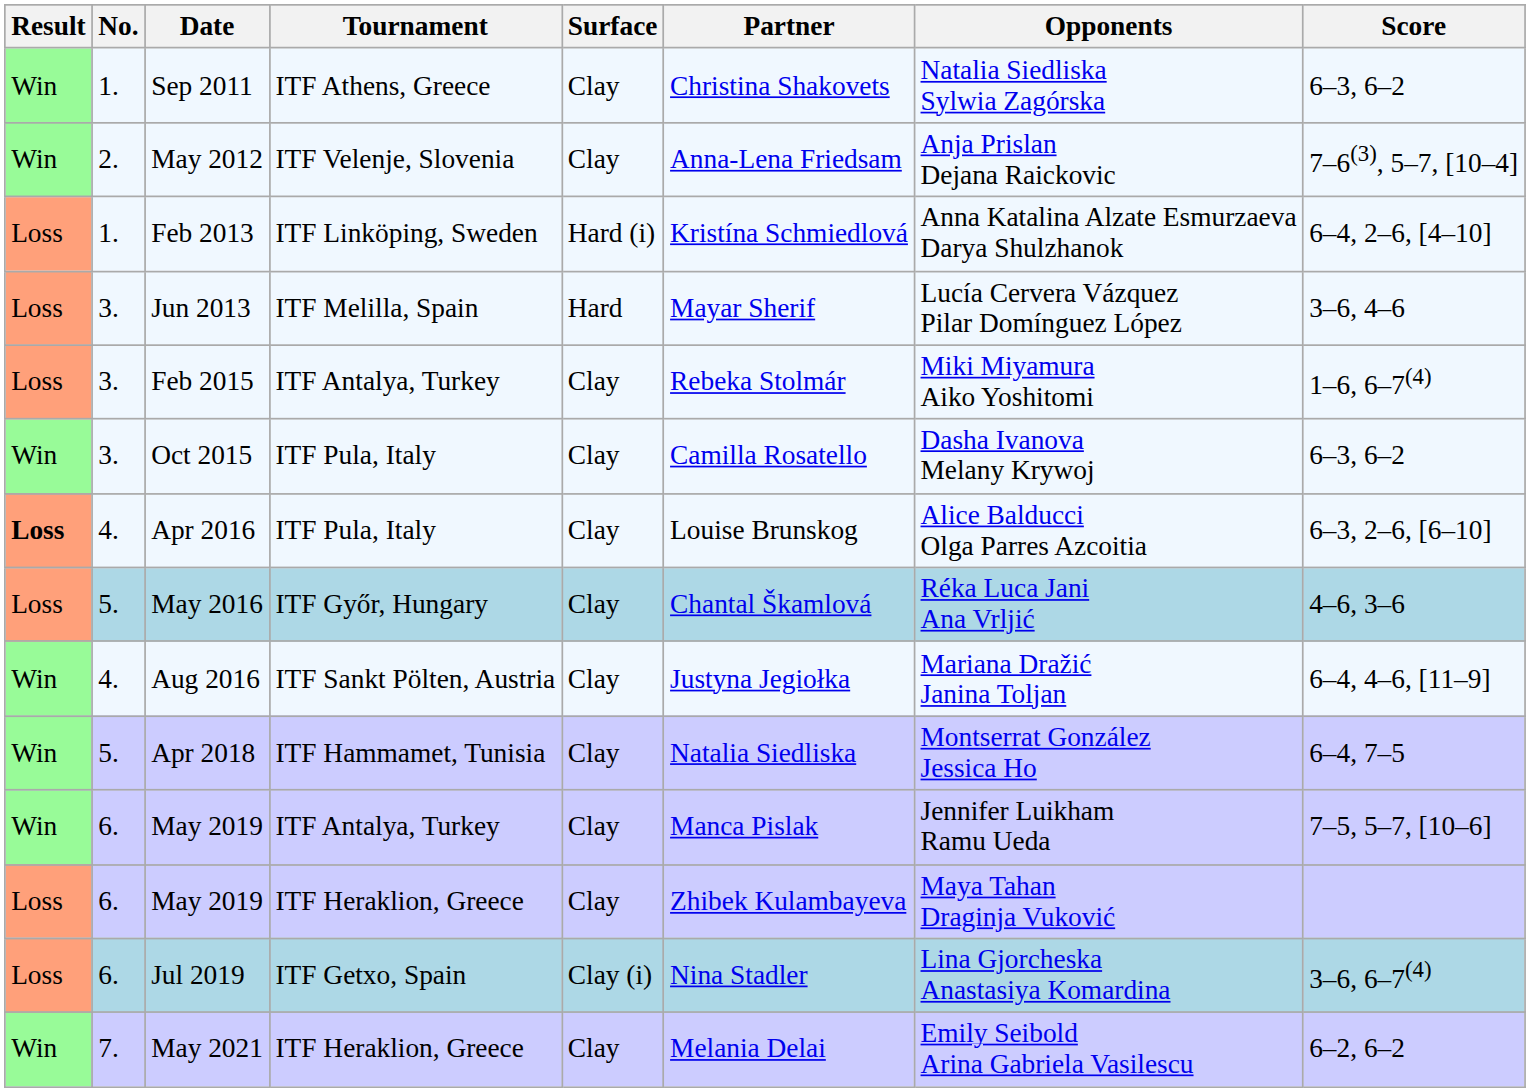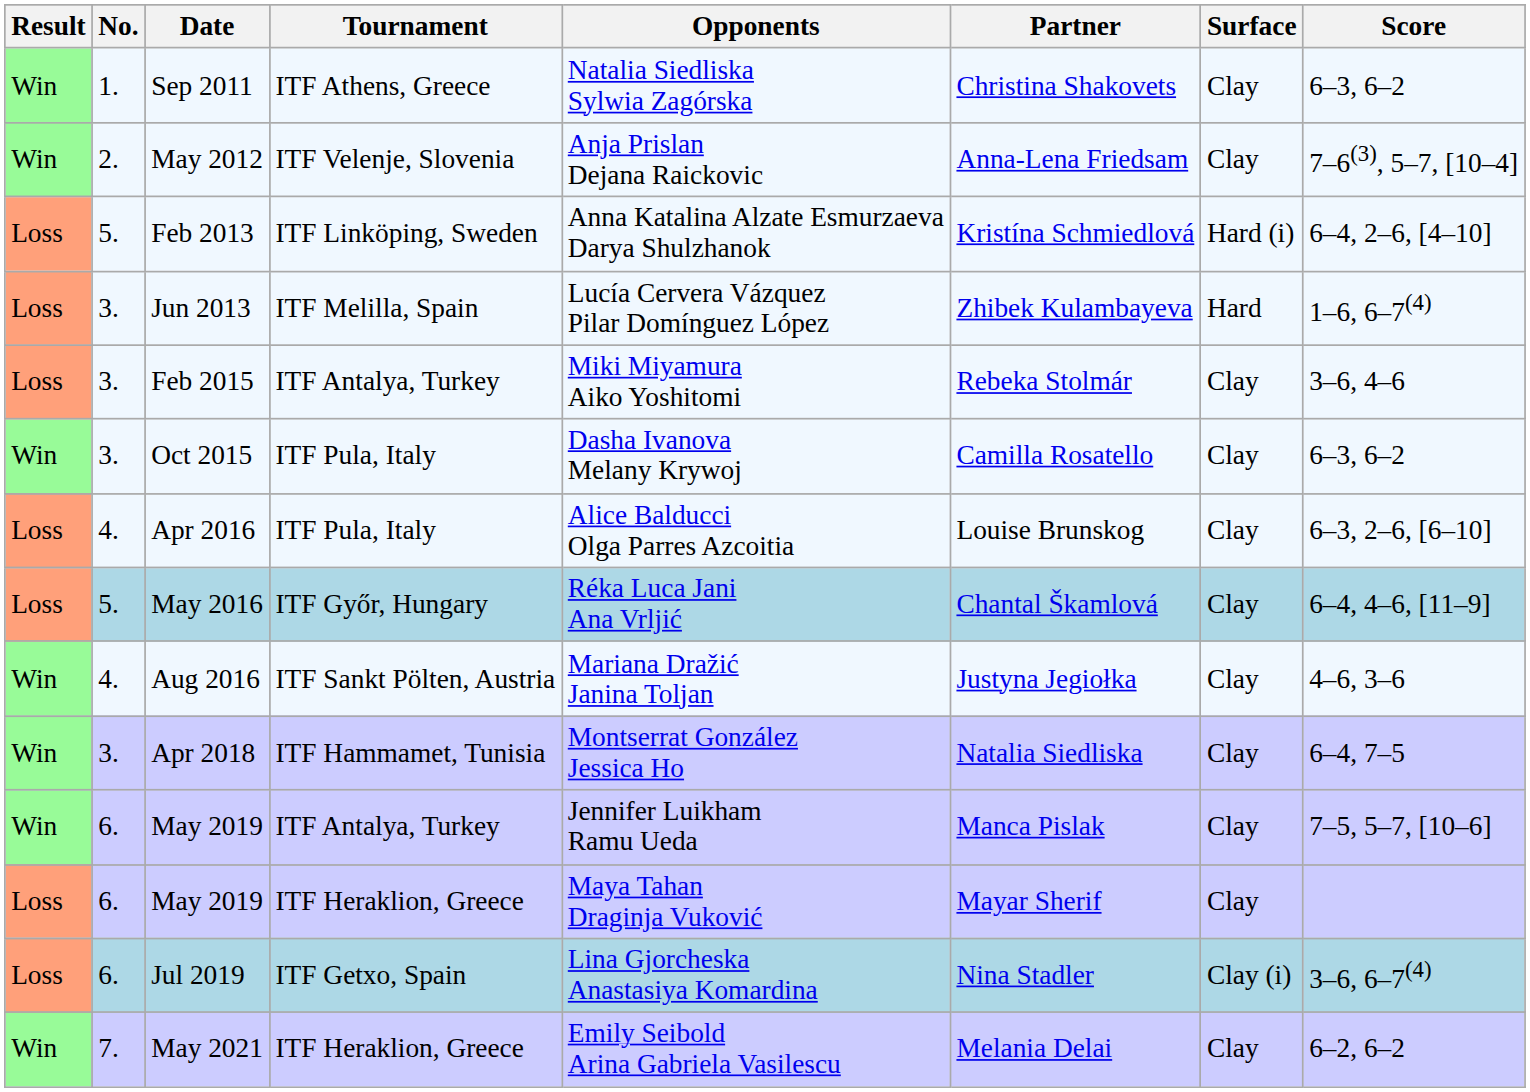columns swapped: (613, 26) <-> (1109, 26)
(109, 233) 1. -> (109, 233) 5.
(743, 307) Mayar Sherif -> (1075, 307) Zhibek Kulambayeva
(1357, 307) 3–6, 4–6 -> (1370, 307) 1–6, 6–7(4)
(1370, 381) 1–6, 6–7(4) -> (1357, 381) 3–6, 4–6
(38, 530) bold -> (37, 530) normal
(1357, 604) 4–6, 3–6 -> (1400, 604) 6–4, 4–6, [11–9]
(1400, 678) 6–4, 4–6, [11–9] -> (1357, 678) 4–6, 3–6
(109, 752) 5. -> (109, 752) 3.
(788, 900) Zhibek Kulambayeva -> (1029, 900) Mayar Sherif
